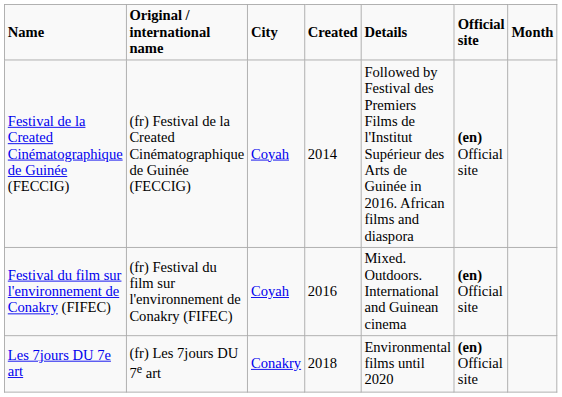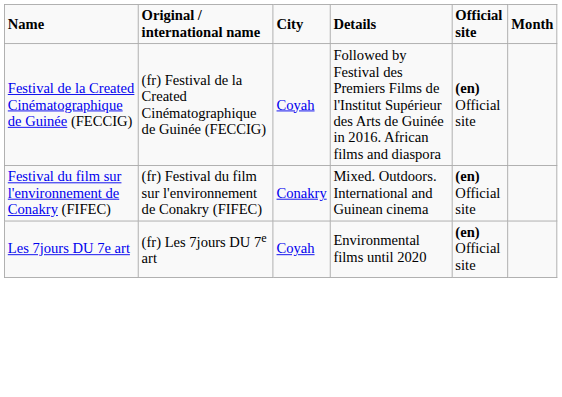- column: (333, 32)
(270, 291) Coyah -> (302, 193) Conakry
(276, 363) Conakry -> (296, 249) Coyah
